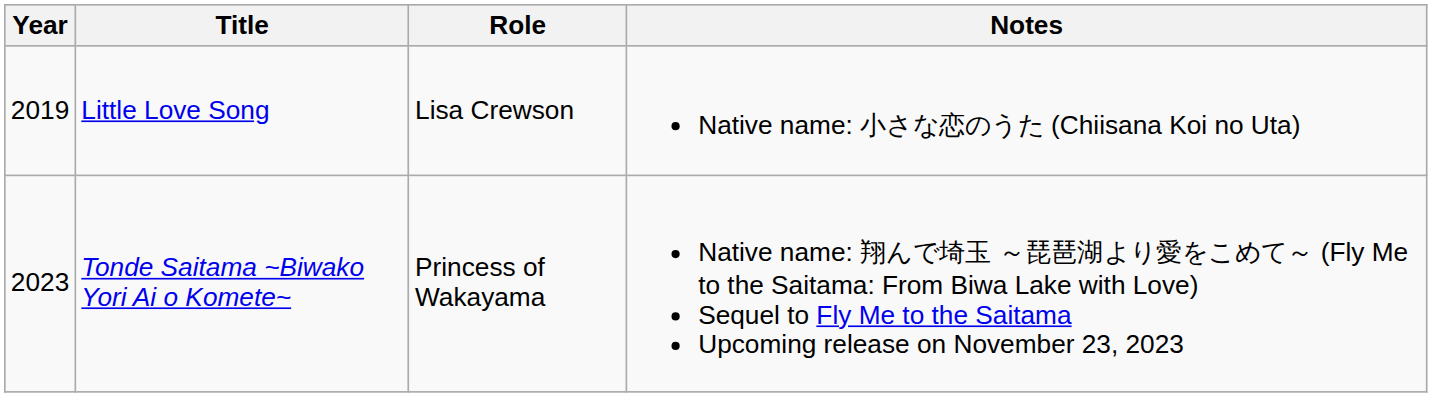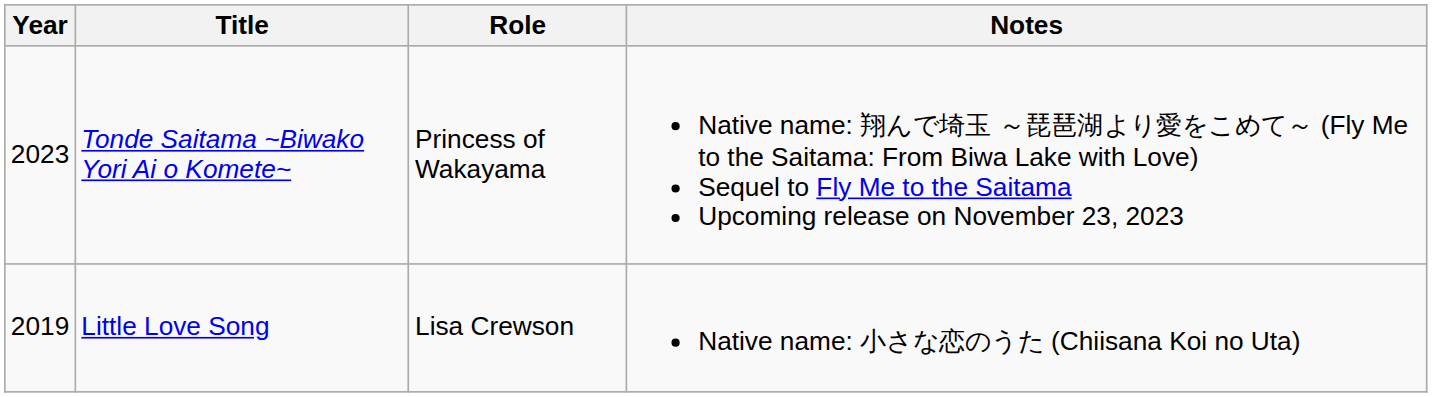rows swapped: (175, 110) <-> (223, 283)
